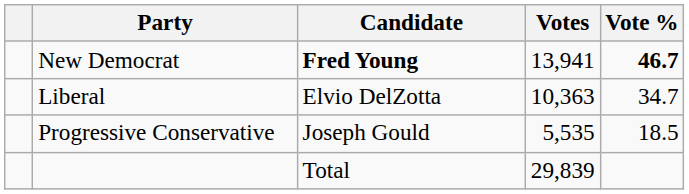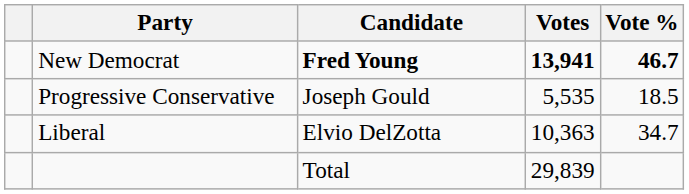(563, 59) normal -> (563, 59) bold
rows swapped: (72, 96) <-> (156, 133)
